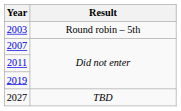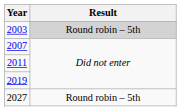(103, 30) no background -> (103, 30) lightgrey background
(103, 97) TBD -> (103, 97) Round robin – 5th
